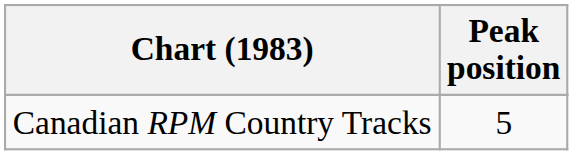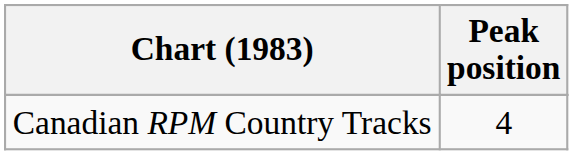(504, 121) 5 -> (504, 121) 4
